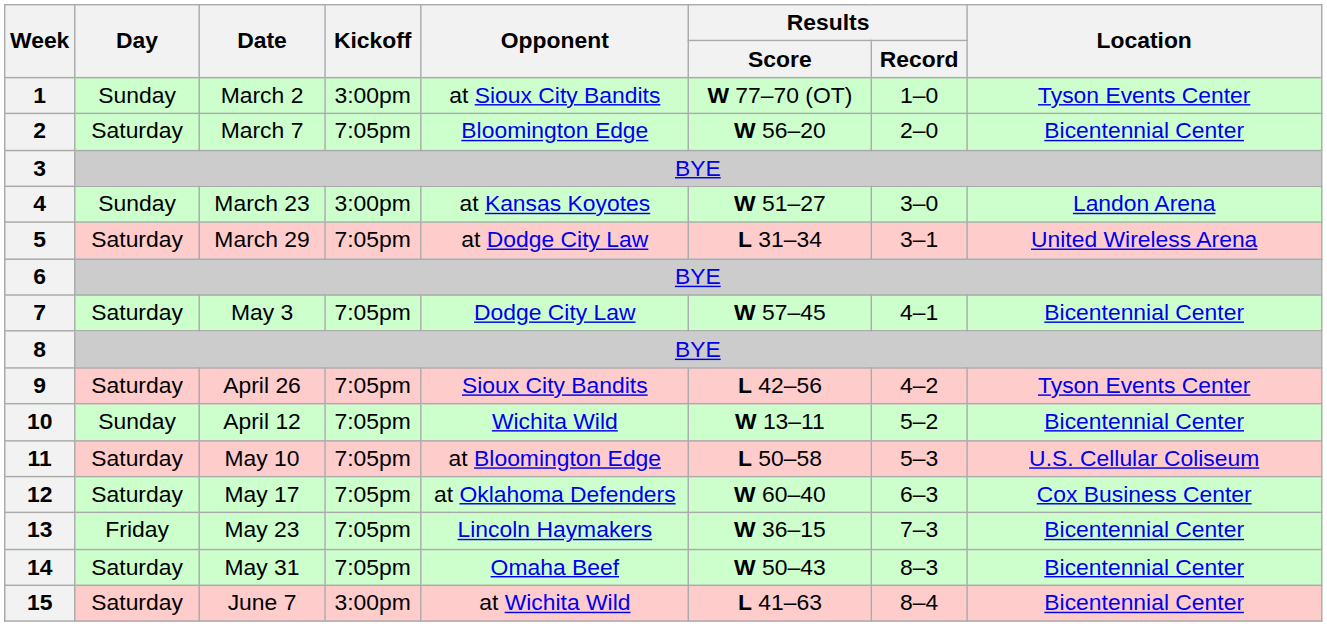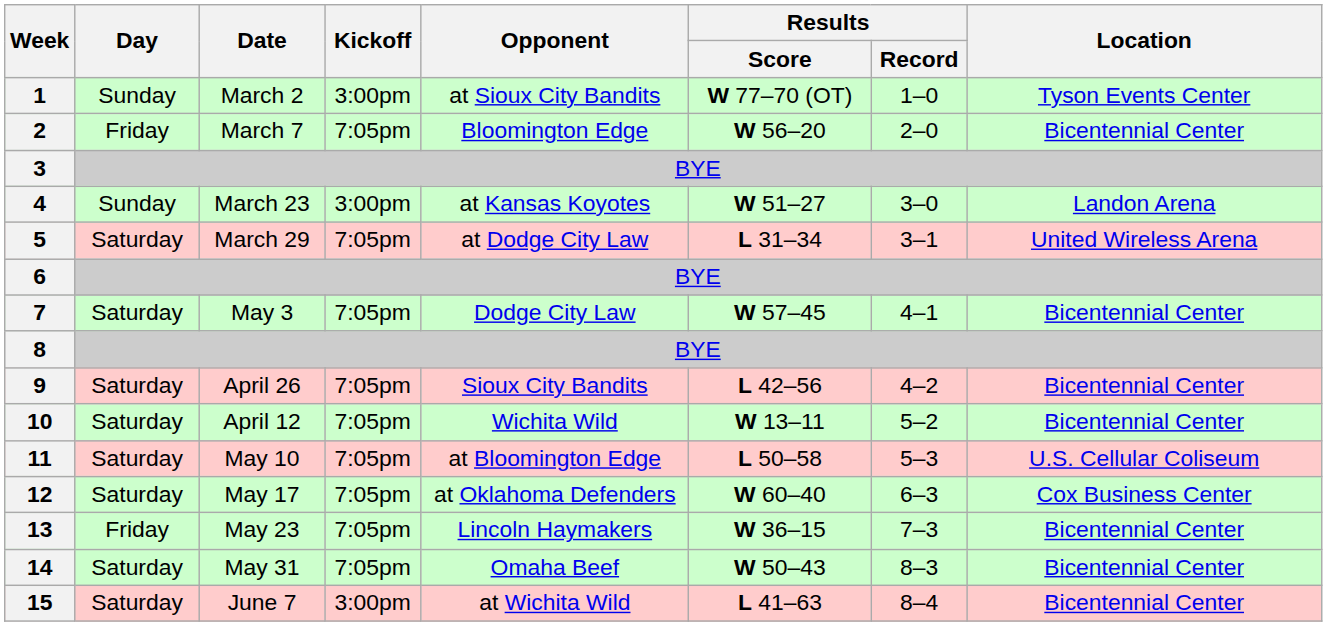(137, 131) Saturday -> (137, 131) Friday
(1144, 385) Tyson Events Center -> (1144, 385) Bicentennial Center
(137, 421) Sunday -> (137, 421) Saturday
